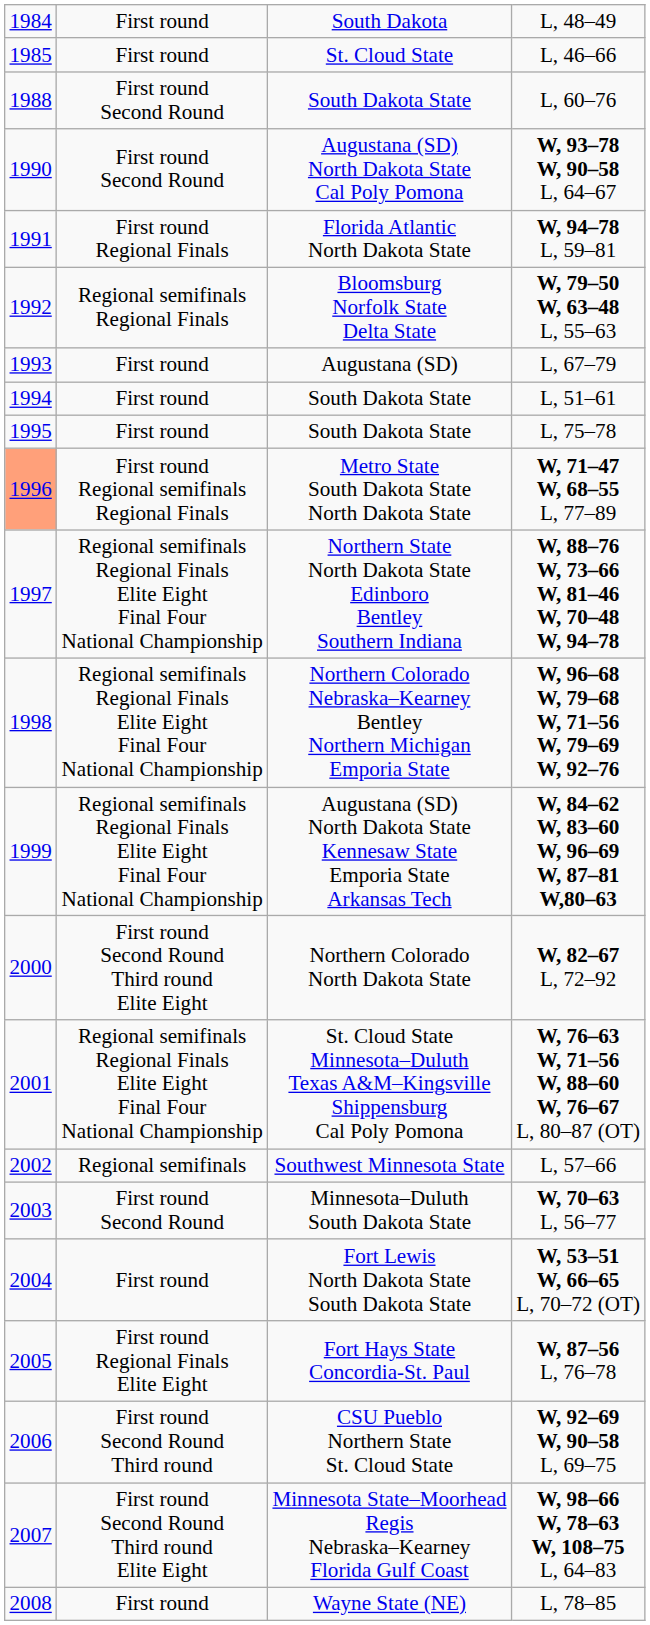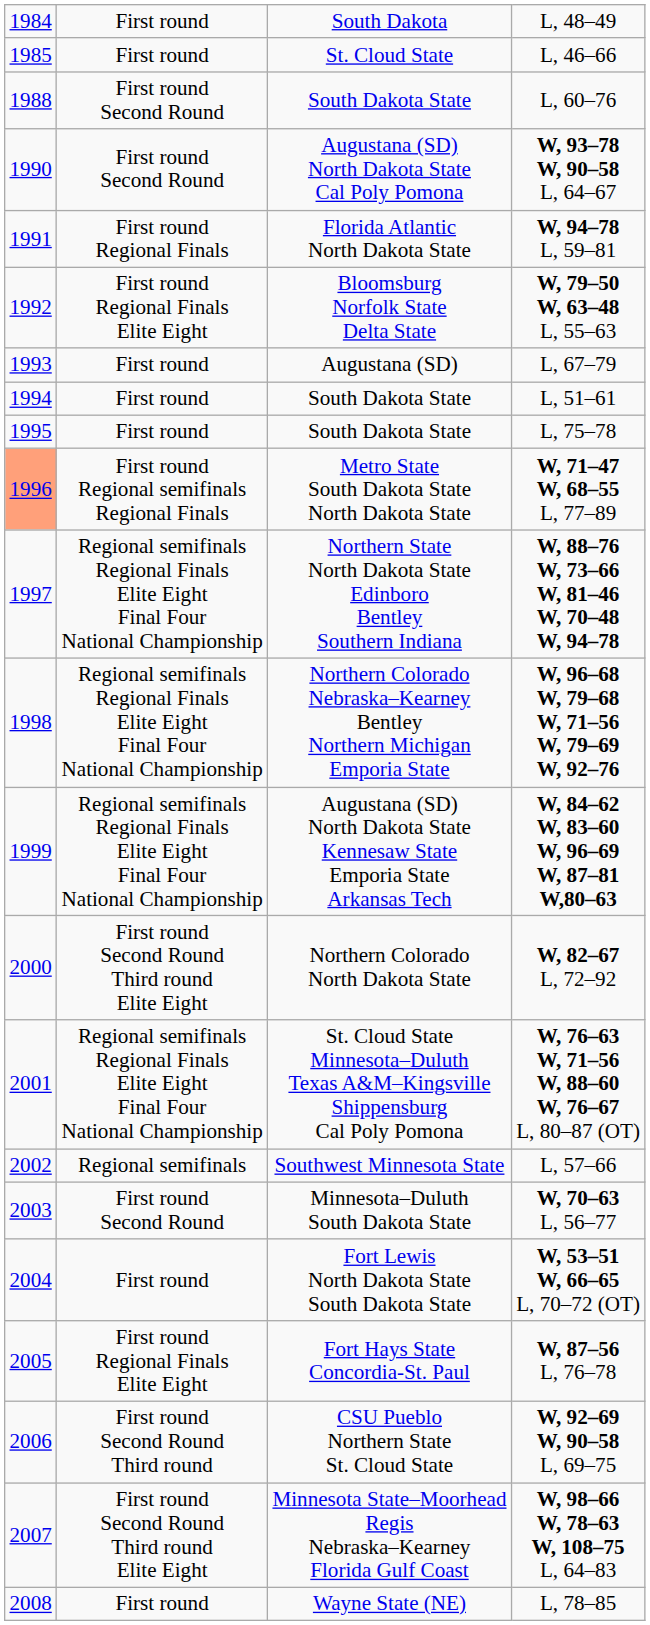(162, 307) Regional semifinals Regional Finals -> (162, 307) First round Regional Finals Elite Eight
